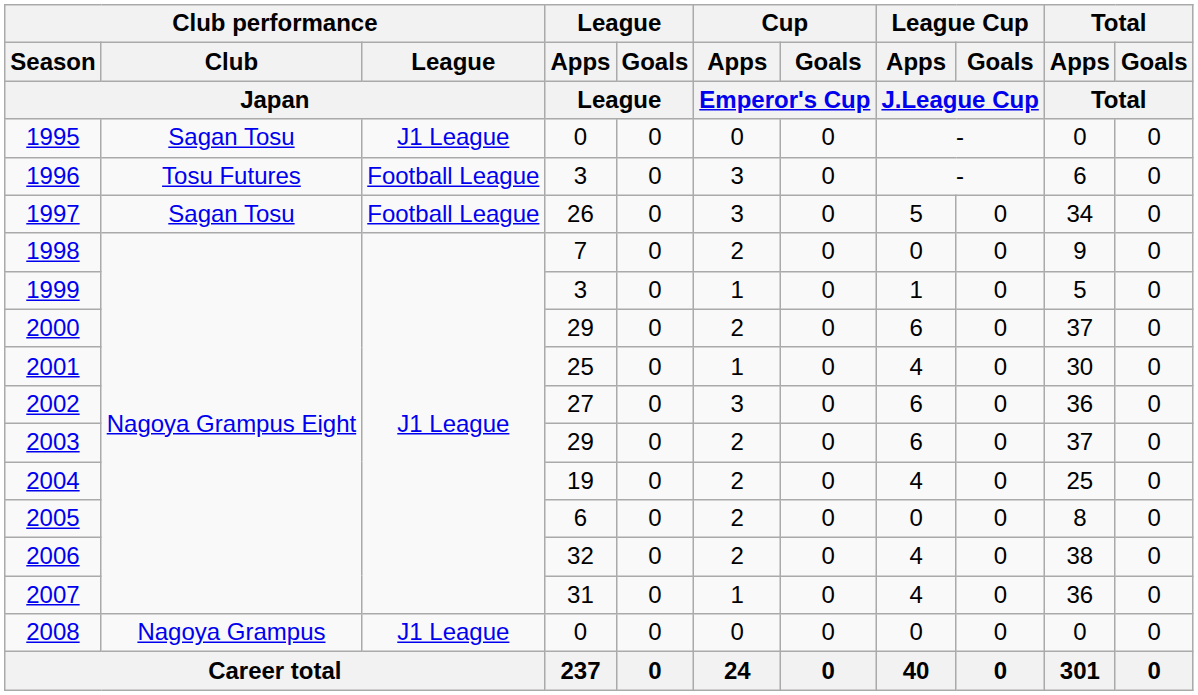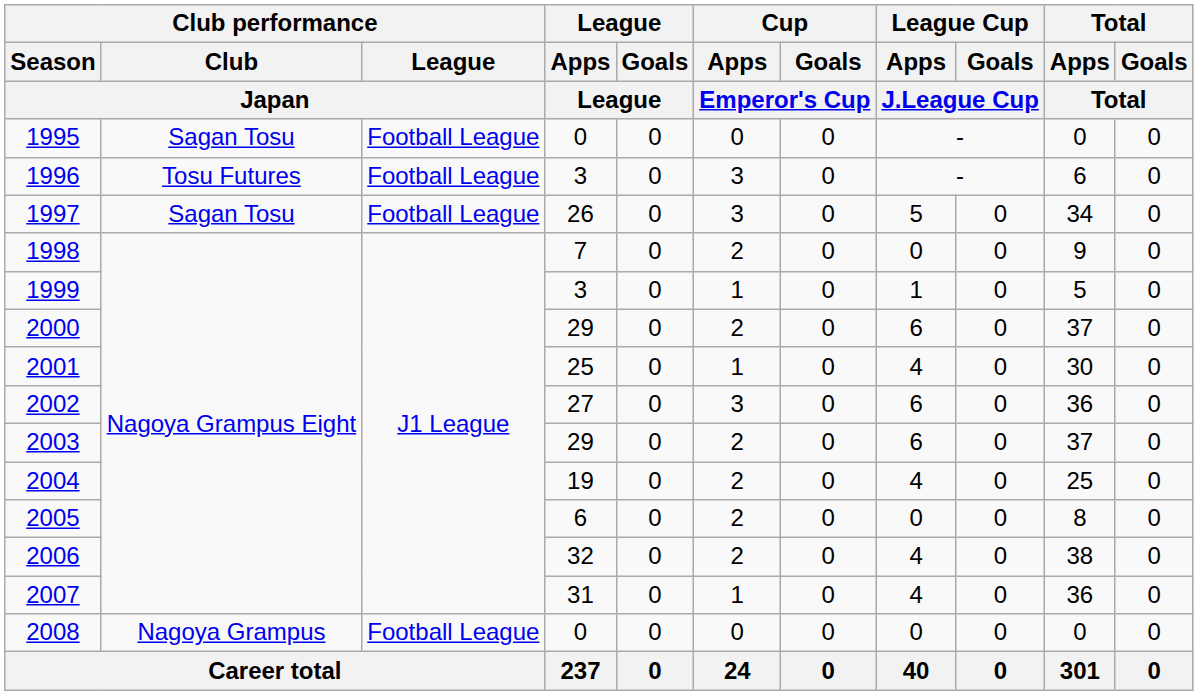(453, 137) J1 League -> (453, 137) Football League
(453, 632) J1 League -> (453, 632) Football League
